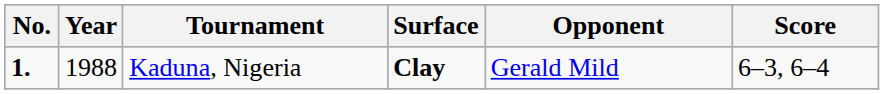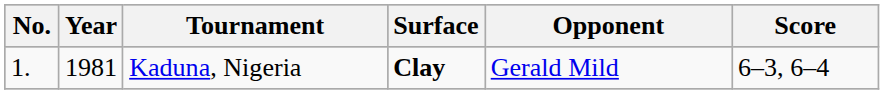(21, 67) bold -> (21, 67) normal
(91, 67) 1988 -> (91, 67) 1981
